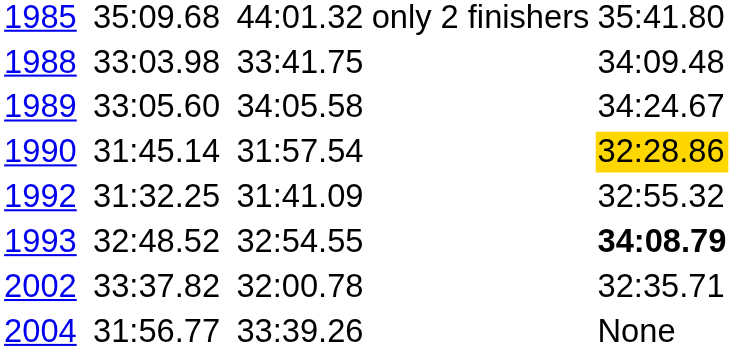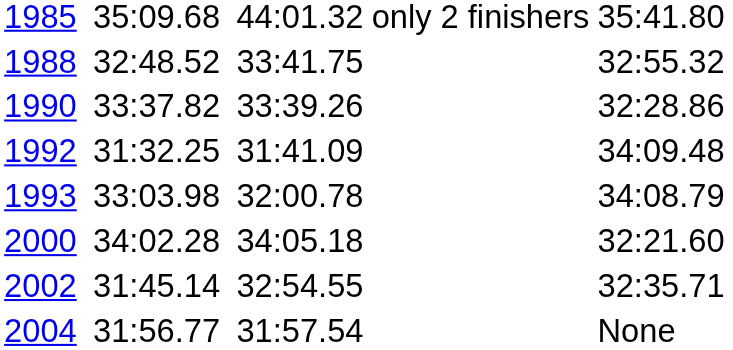(157, 61) 33:03.98 -> (157, 61) 32:48.52
(661, 61) 34:09.48 -> (661, 61) 32:55.32
- row: (40, 106)
(157, 151) 31:45.14 -> (157, 106) 33:37.82
(300, 151) 31:57.54 -> (300, 106) 33:39.26
(661, 151) gold background -> (661, 106) no background
(661, 196) 32:55.32 -> (661, 151) 34:09.48
(157, 241) 32:48.52 -> (157, 196) 33:03.98
(300, 241) 32:54.55 -> (300, 196) 32:00.78
(662, 241) bold -> (661, 196) normal
+ row: (40, 241)
(157, 286) 33:37.82 -> (157, 286) 31:45.14
(300, 286) 32:00.78 -> (300, 286) 32:54.55
(300, 331) 33:39.26 -> (300, 331) 31:57.54
